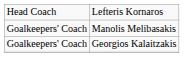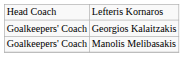rows swapped: (134, 28) <-> (134, 44)
